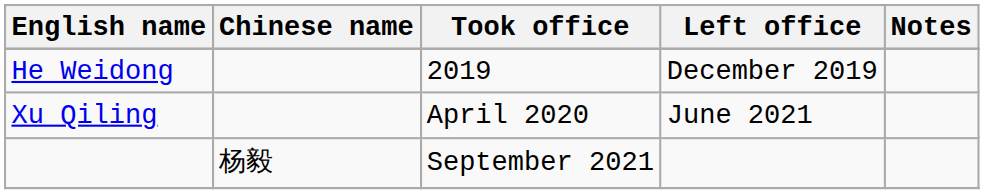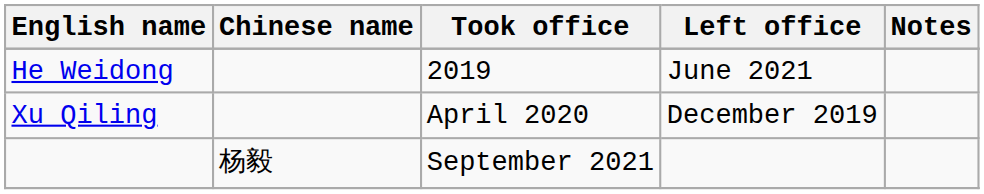(772, 71) December 2019 -> (740, 71) June 2021
(740, 115) June 2021 -> (772, 115) December 2019
